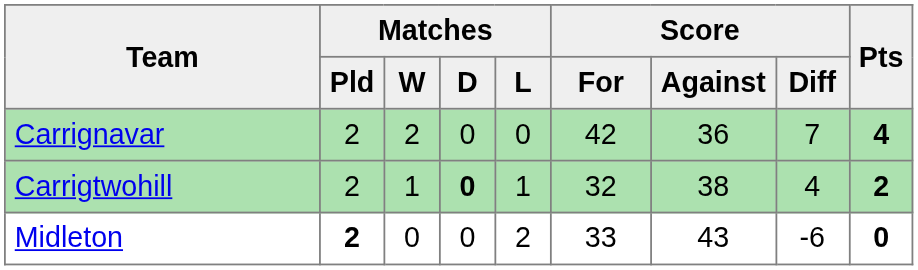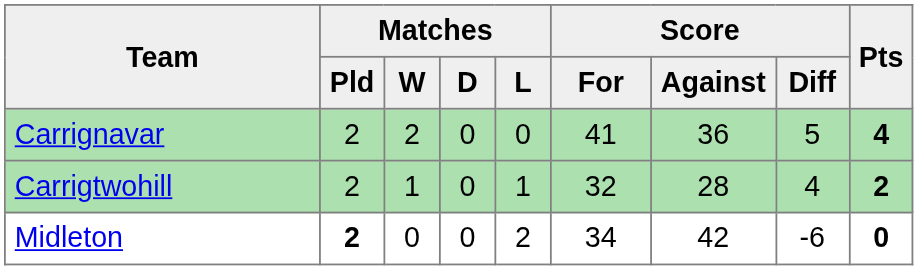(601, 134) 42 -> (601, 134) 41
(812, 134) 7 -> (812, 134) 5
(467, 186) bold -> (467, 186) normal
(713, 186) 38 -> (713, 186) 28
(601, 238) 33 -> (601, 238) 34
(713, 238) 43 -> (713, 238) 42
